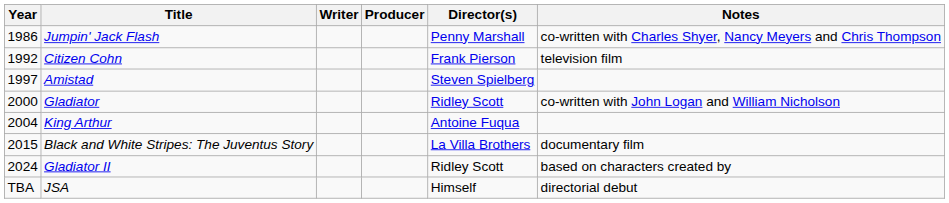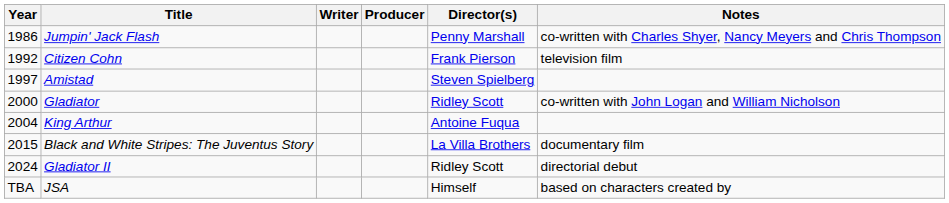(636, 166) based on characters created by -> (589, 166) directorial debut
(589, 187) directorial debut -> (636, 187) based on characters created by
